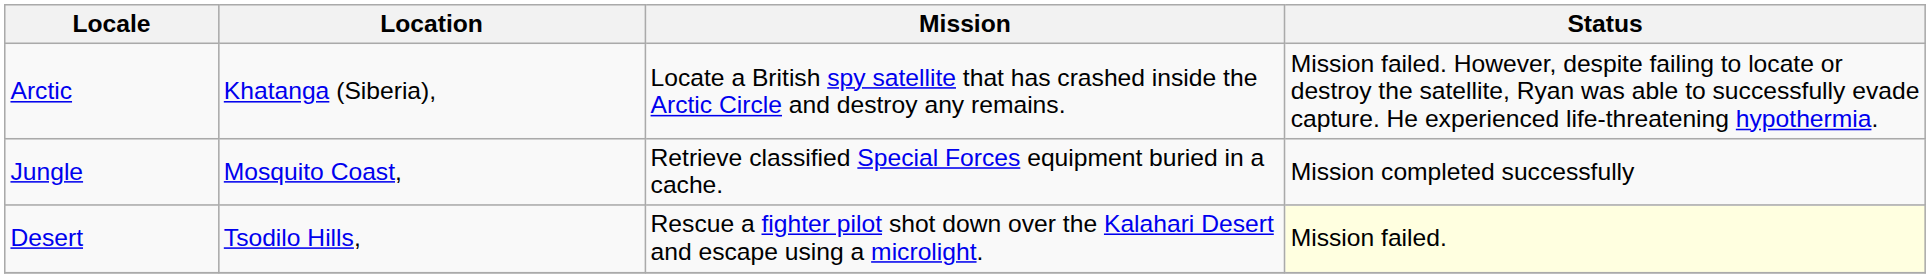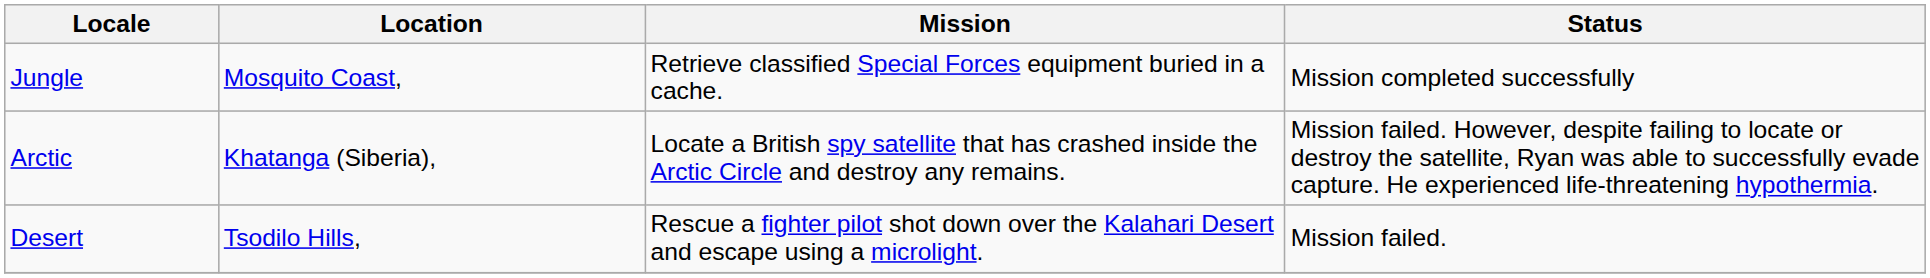rows swapped: (47, 171) <-> (41, 90)
(1369, 238) lightyellow background -> (1369, 238) no background
